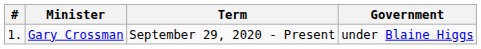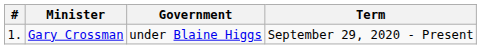columns swapped: (232, 14) <-> (407, 14)
